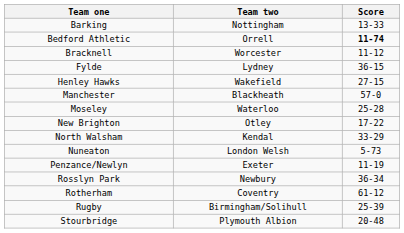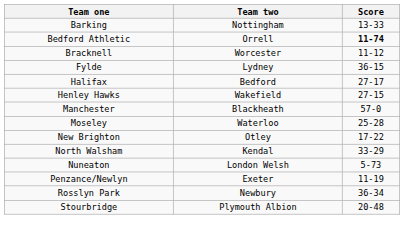+ row: (89, 81)
- row: (89, 193)
- row: (89, 207)
